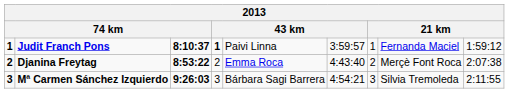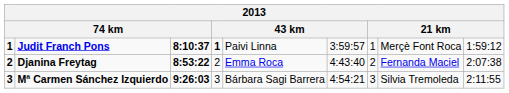(420, 46) Fernanda Maciel -> (421, 46) Merçè Font Roca
(421, 63) Merçè Font Roca -> (420, 63) Fernanda Maciel
